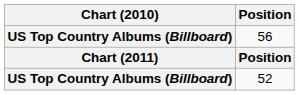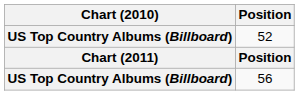rows swapped: (265, 79) <-> (265, 36)
